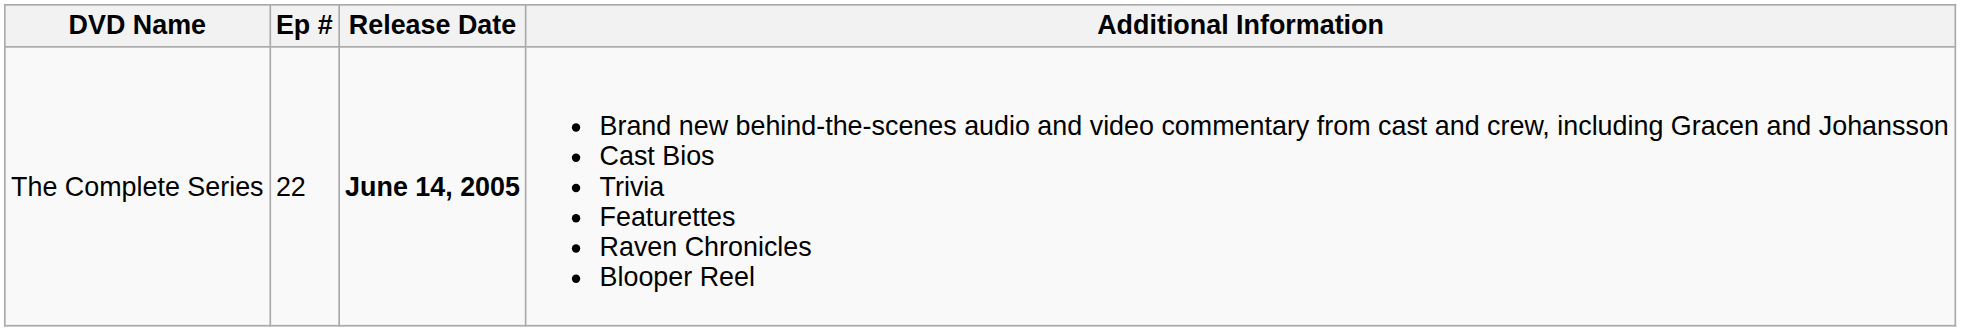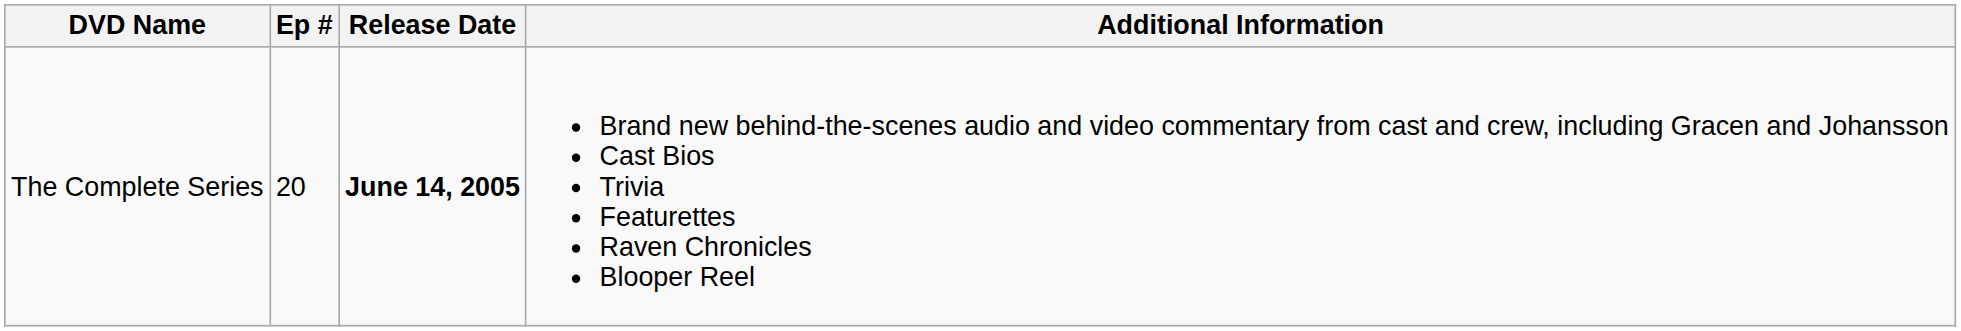(291, 186) 22 -> (291, 186) 20
